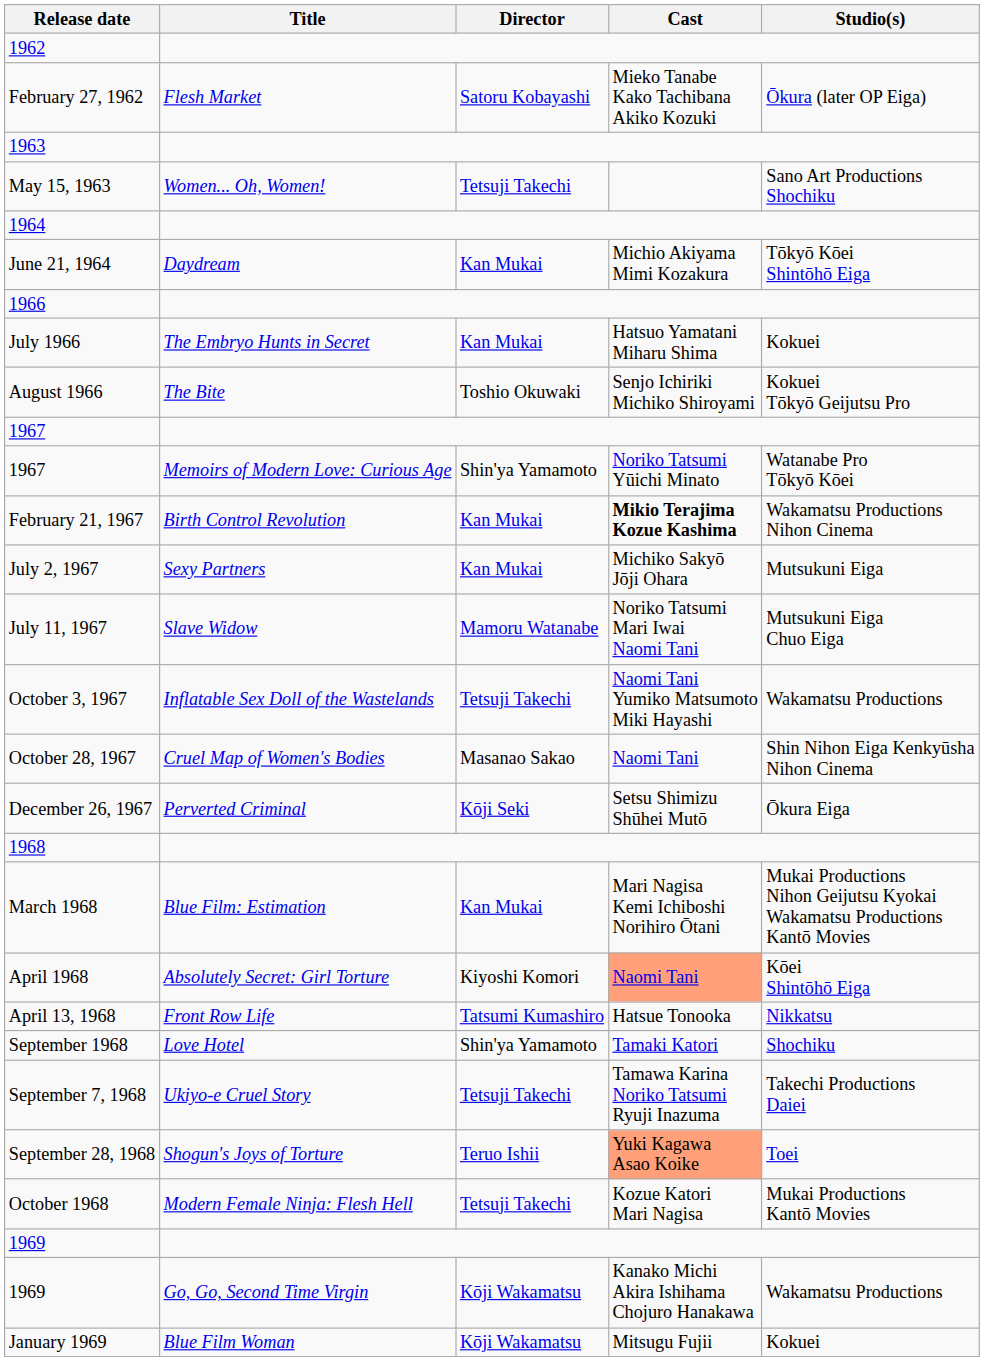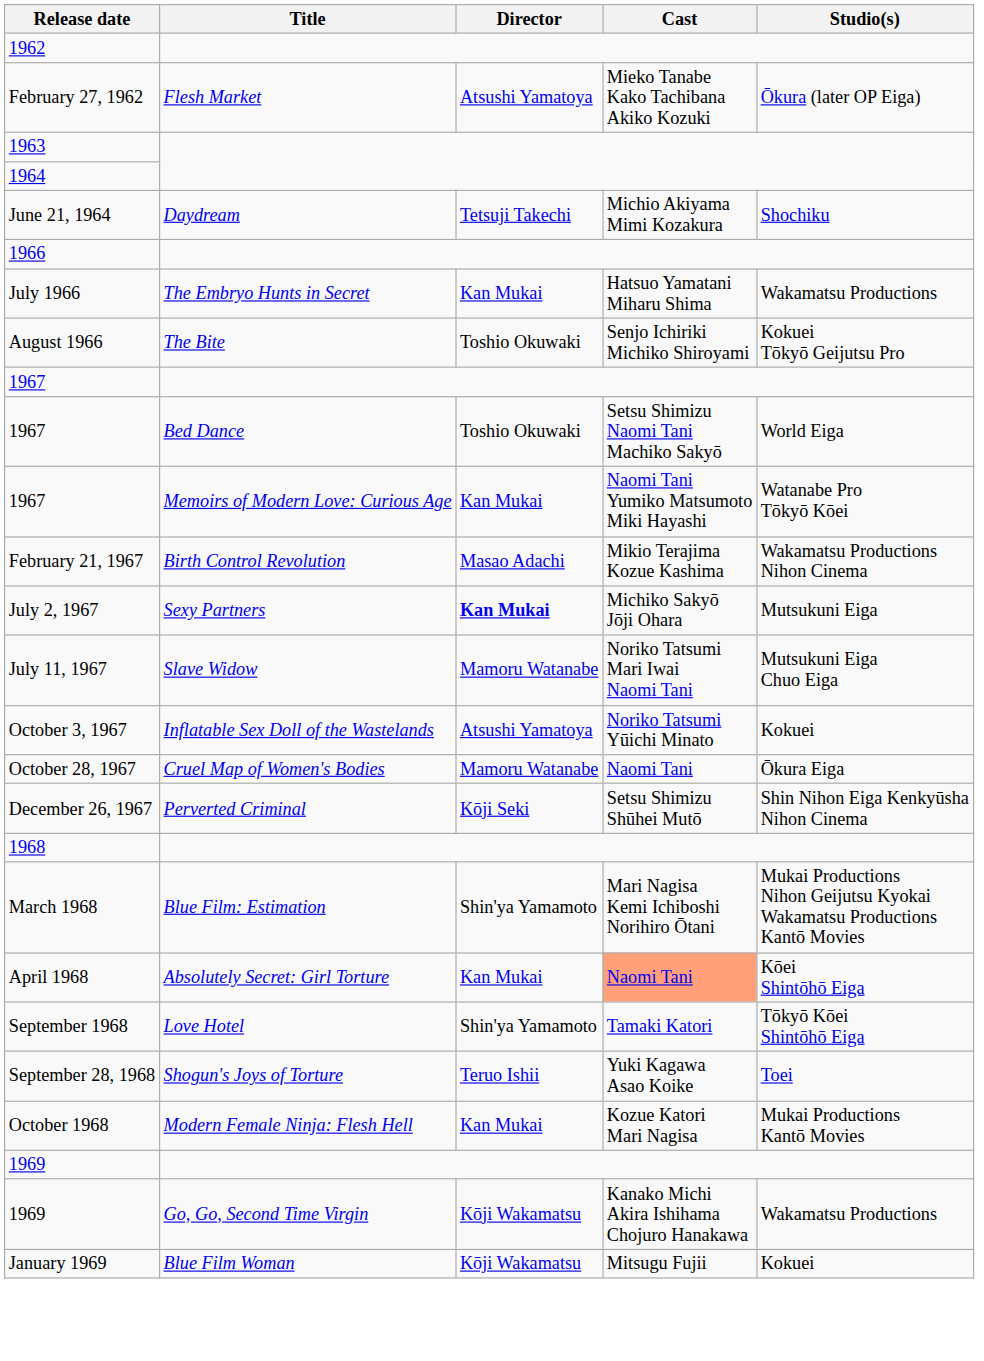(525, 97) Satoru Kobayashi -> (526, 97) Atsushi Yamatoya
- row: (60, 185)
(501, 264) Kan Mukai -> (515, 214) Tetsuji Takechi
(818, 264) Tōkyō Kōei Shintōhō Eiga -> (795, 214) Shochiku
(793, 342) Kokuei -> (849, 293) Wakamatsu Productions
+ row: (27, 431)
(528, 470) Shin'ya Yamamoto -> (501, 501) Kan Mukai
(670, 470) Noriko Tatsumi Yūichi Minato -> (680, 501) Naomi Tani Yumiko Matsumoto Miki Hayashi
(501, 519) Kan Mukai -> (512, 561) Masao Adachi
(675, 519) bold -> (665, 561) normal
(501, 569) normal -> (505, 610) bold
(515, 699) Tetsuji Takechi -> (526, 729) Atsushi Yamatoya
(685, 699) Naomi Tani Yumiko Matsumoto Miki Hayashi -> (664, 729) Noriko Tatsumi Yūichi Minato
(854, 699) Wakamatsu Productions -> (788, 729) Kokuei
(517, 758) Masanao Sakao -> (529, 769) Mamoru Watanabe
(870, 758) Shin Nihon Eiga Kenkyūsha Nihon Cinema -> (802, 769) Ōkura Eiga
(808, 808) Ōkura Eiga -> (865, 808) Shin Nihon Eiga Kenkyūsha Nihon Cinema
(501, 907) Kan Mukai -> (528, 907) Shin'ya Yamamoto
(519, 977) Kiyoshi Komori -> (501, 977) Kan Mukai
- row: (62, 1016)
(801, 1045) Shochiku -> (813, 1026) Tōkyō Kōei Shintōhō Eiga
- row: (77, 1094)
(662, 1154) lightsalmon background -> (656, 1076) no background
(515, 1203) Tetsuji Takechi -> (501, 1125) Kan Mukai
